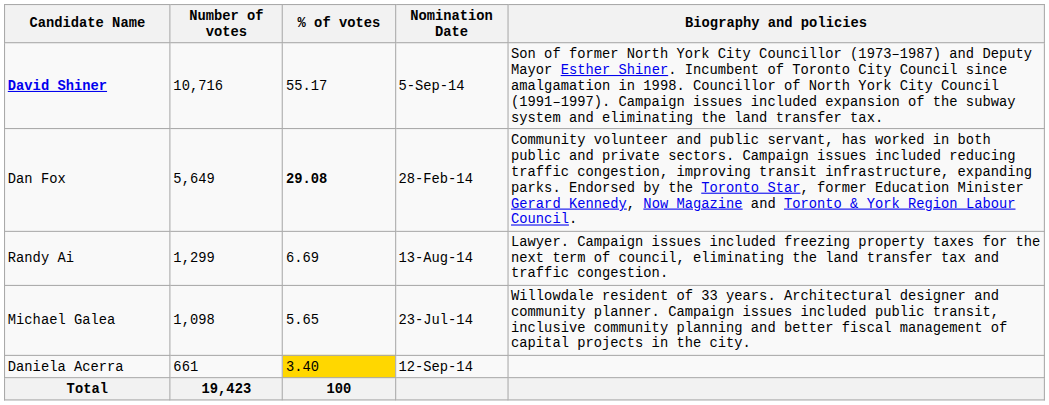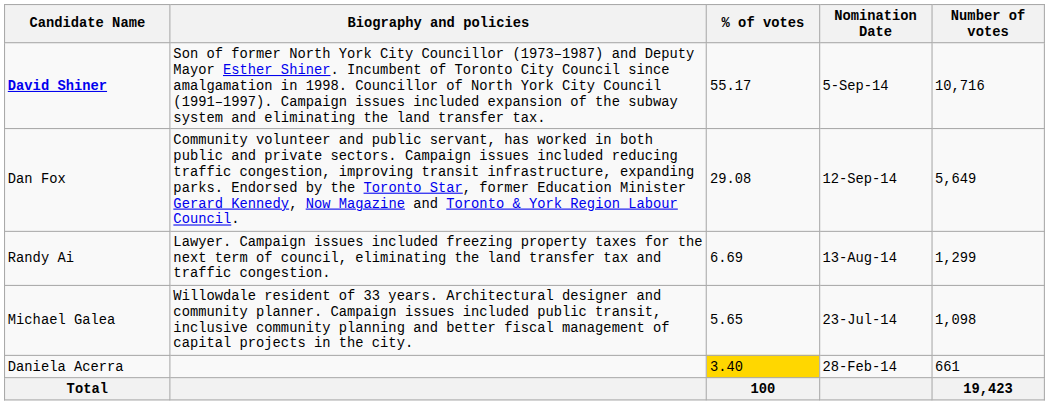columns swapped: (226, 24) <-> (776, 24)
(307, 180) bold -> (731, 180) normal
(436, 180) 28-Feb-14 -> (860, 180) 12-Sep-14
(436, 367) 12-Sep-14 -> (860, 367) 28-Feb-14
